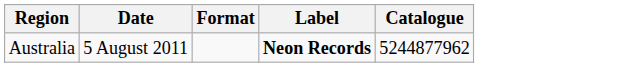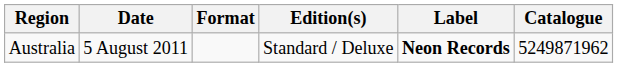+ column: (328, 18)
(425, 47) 5244877962 -> (563, 47) 5249871962
